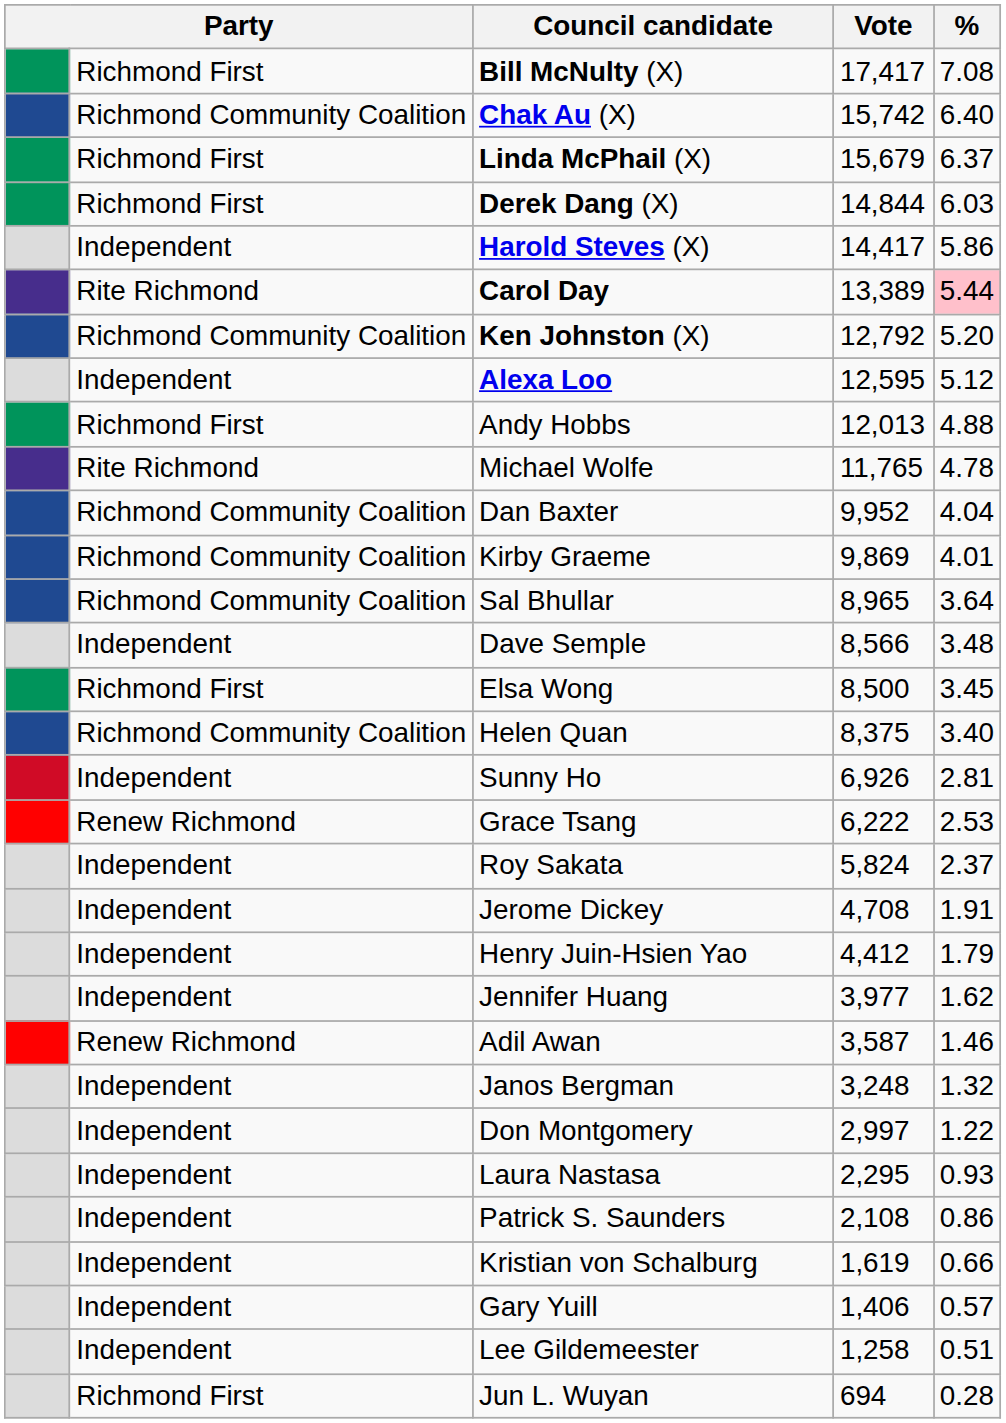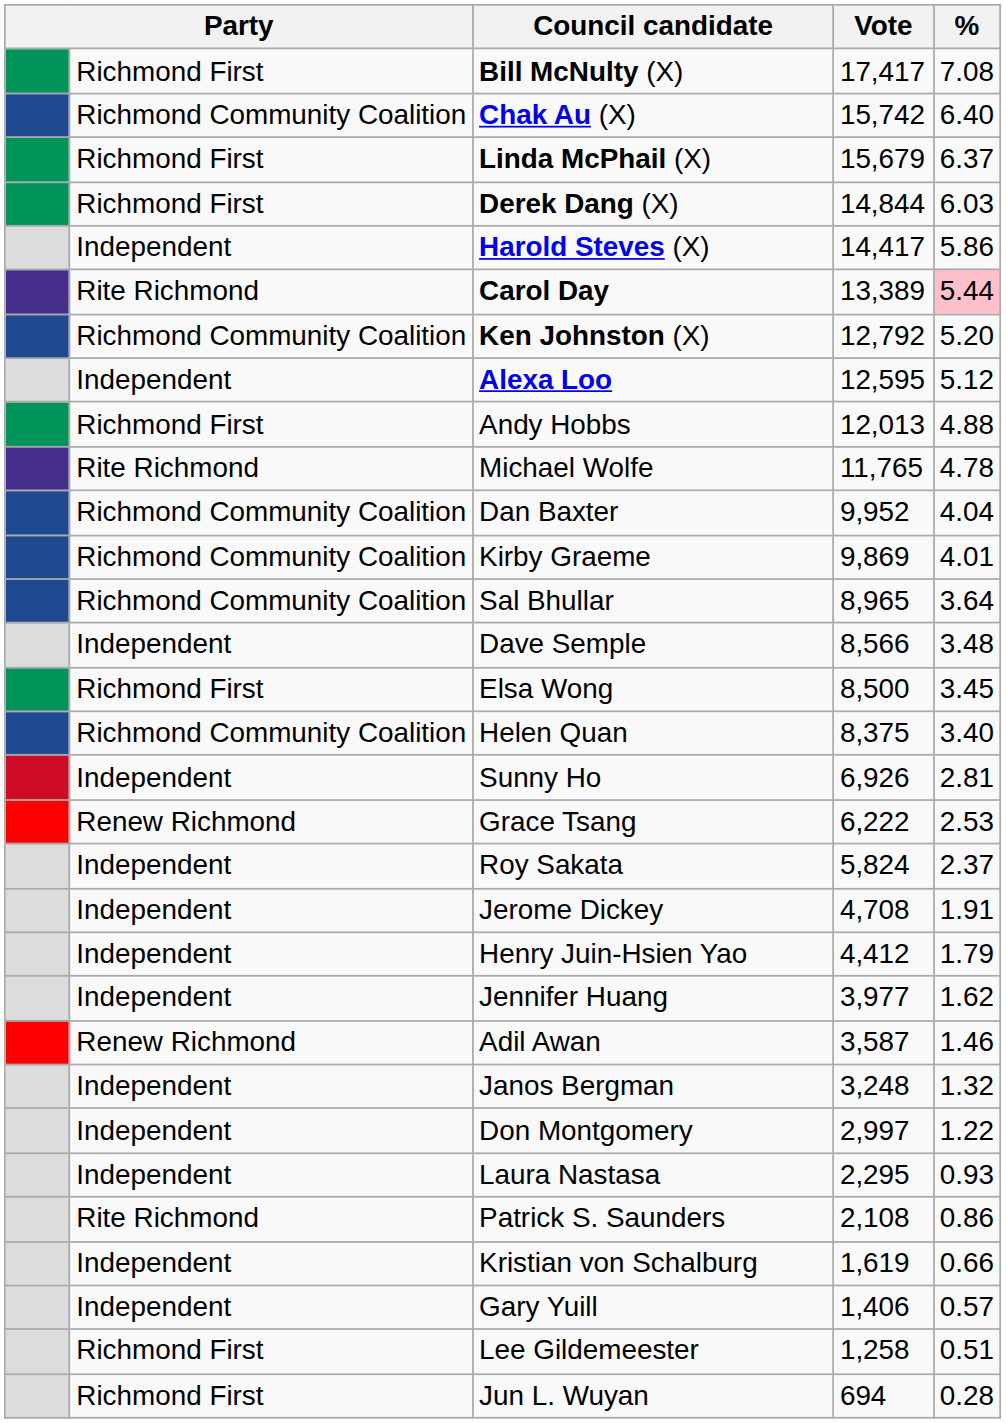(154, 1218) Independent -> (168, 1218) Rite Richmond
(154, 1351) Independent -> (170, 1351) Richmond First
